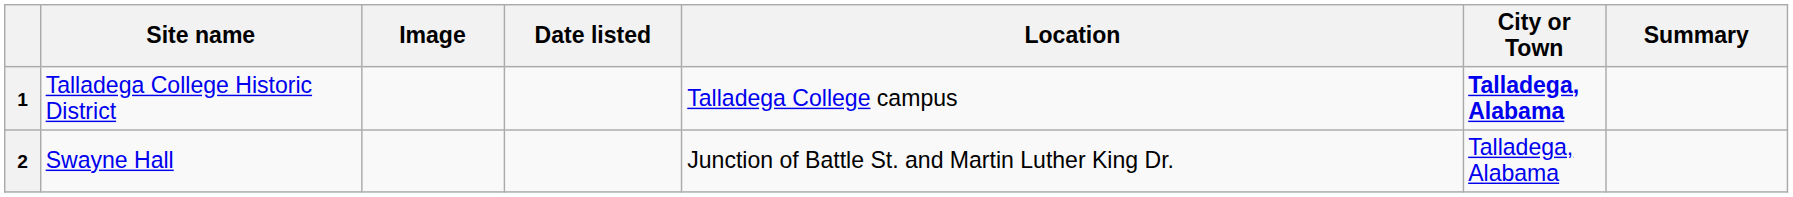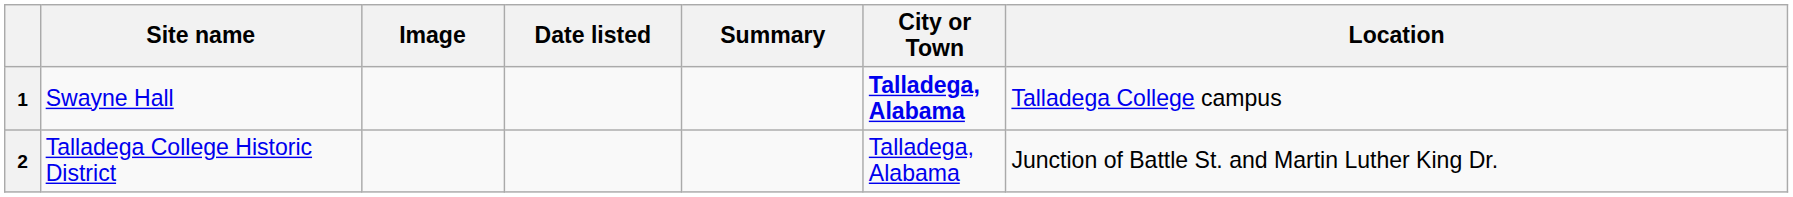columns swapped: (1072, 35) <-> (1696, 35)
(179, 98) Talladega College Historic District -> (110, 98) Swayne Hall
(110, 160) Swayne Hall -> (179, 160) Talladega College Historic District
